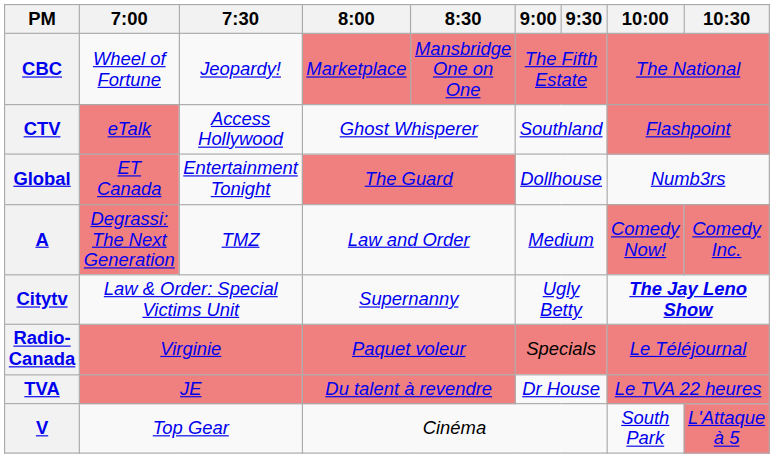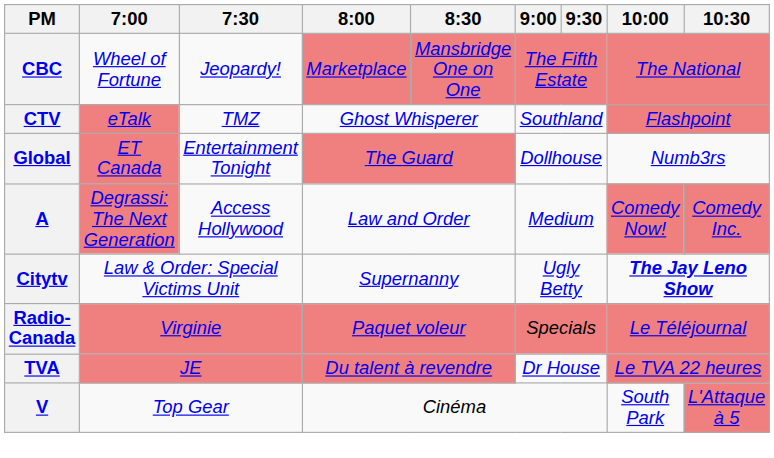(241, 129) Access Hollywood -> (241, 118) TMZ
(241, 239) TMZ -> (241, 218) Access Hollywood
